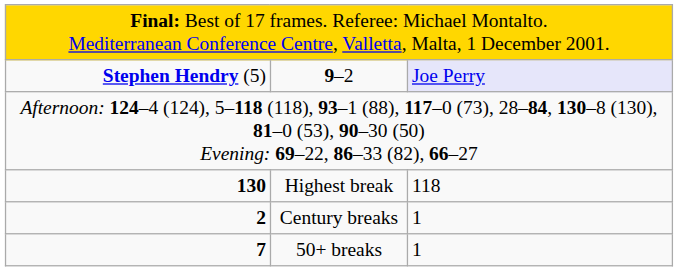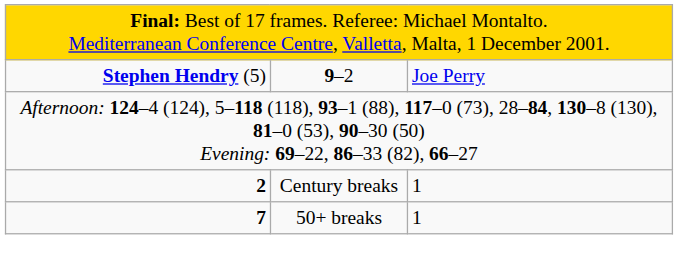(448, 75) lavender background -> (448, 75) no background
- row: (339, 186)
